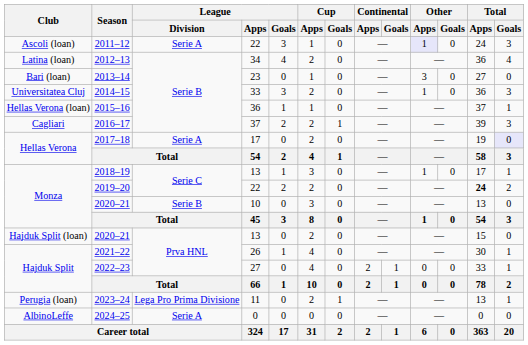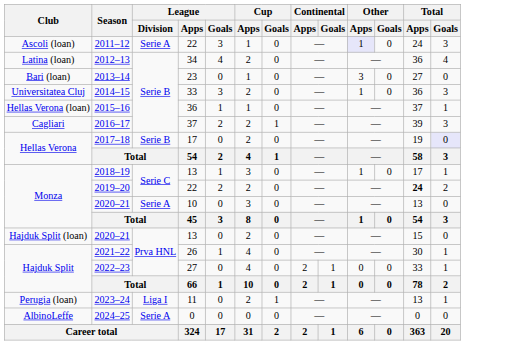(187, 140) Serie A -> (155, 140) Serie B
(187, 204) Serie B -> (155, 204) Serie A
(187, 300) Lega Pro Prima Divisione -> (155, 300) Liga I
